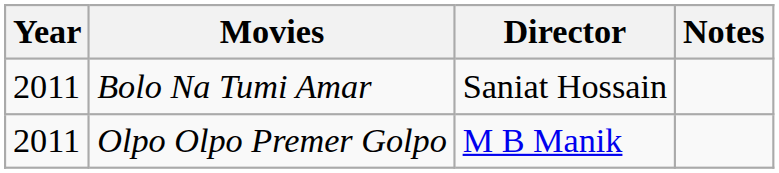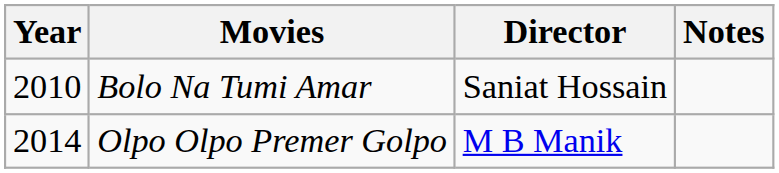(47, 85) 2011 -> (47, 85) 2010
(47, 140) 2011 -> (47, 140) 2014
